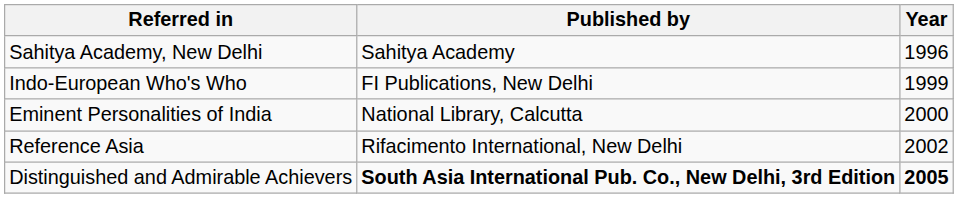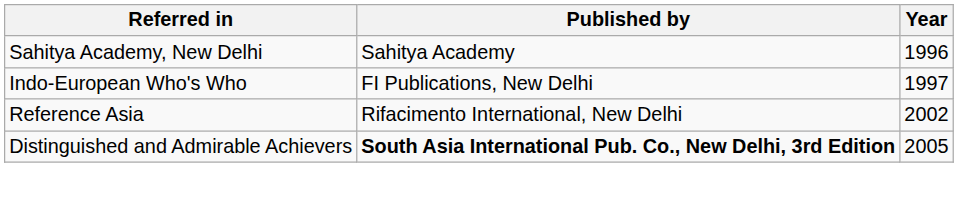(926, 83) 1999 -> (926, 83) 1997
- row: (140, 114)
(926, 177) bold -> (926, 146) normal
